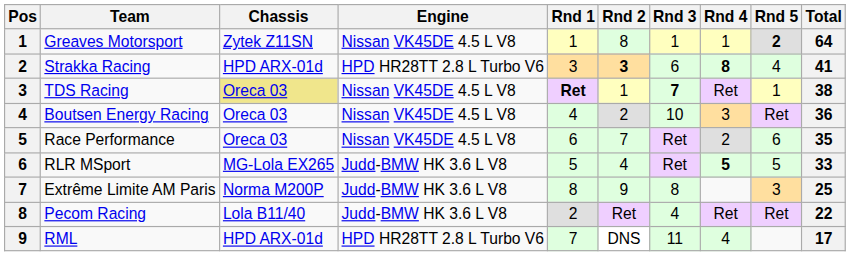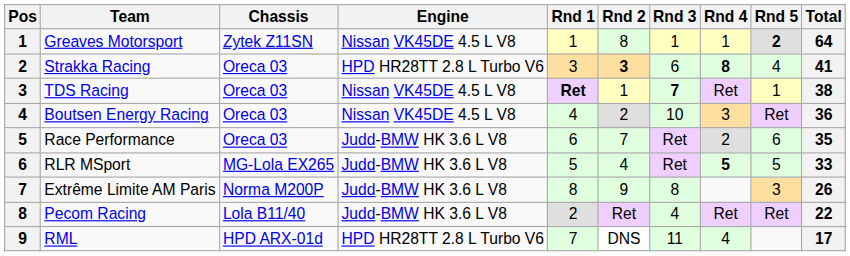(273, 66) HPD ARX-01d -> (255, 66) Oreca 03
(255, 90) khaki background -> (255, 90) no background
(429, 140) Nissan VK45DE 4.5 L V8 -> (424, 140) Judd-BMW HK 3.6 L V8
(824, 189) 25 -> (824, 189) 26
